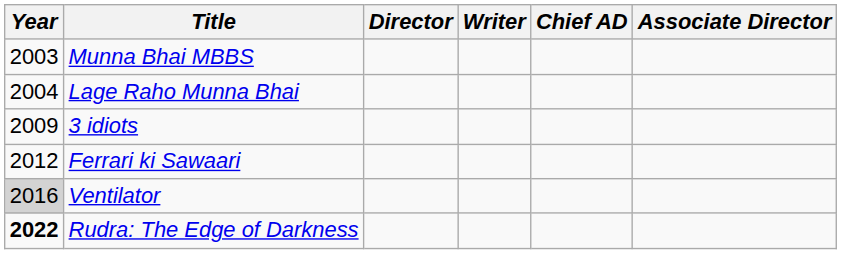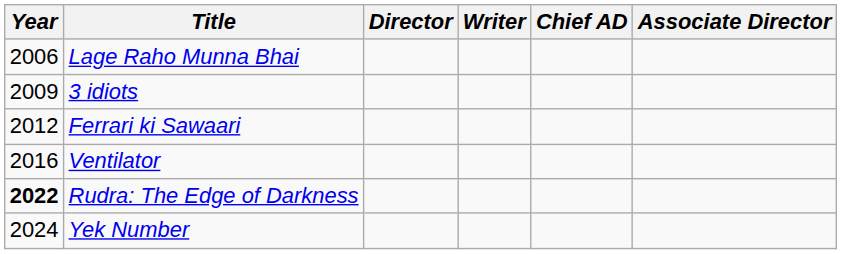- row: (161, 56)
(34, 91) 2004 -> (34, 56) 2006
(34, 195) lightgrey background -> (34, 160) no background
+ row: (129, 230)
